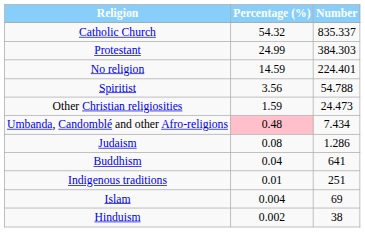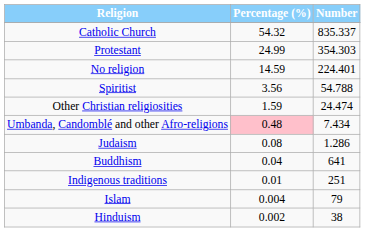(337, 50) 384.303 -> (337, 50) 354.303
(337, 106) 24.473 -> (337, 106) 24.474
(337, 198) 69 -> (337, 198) 79
